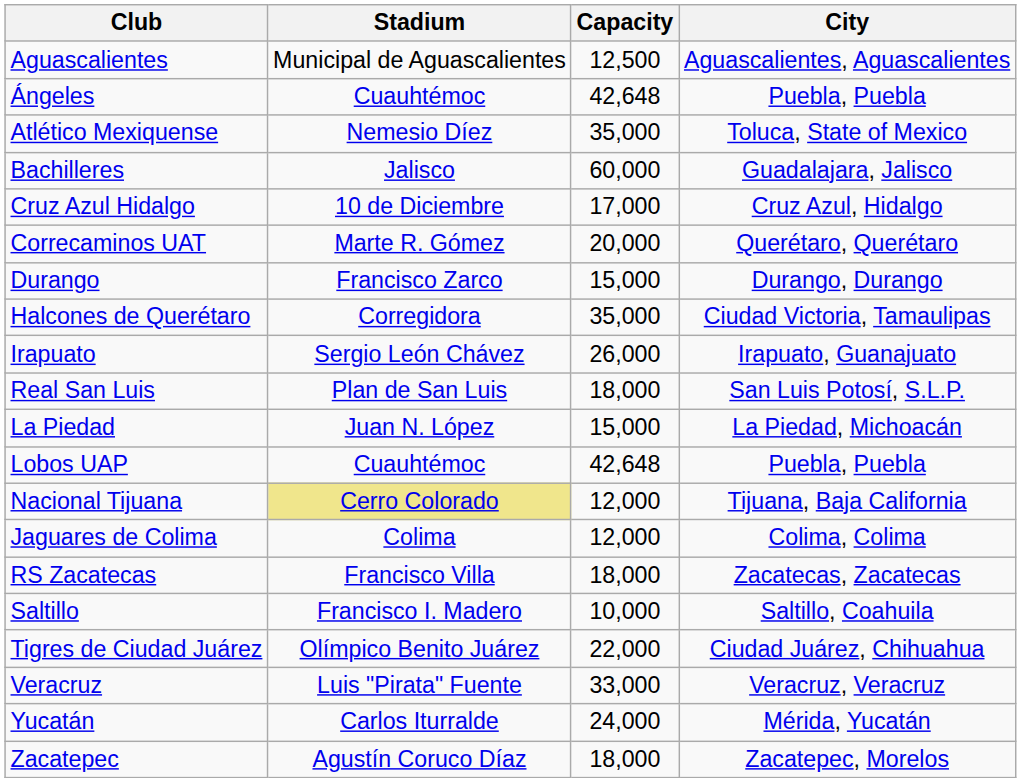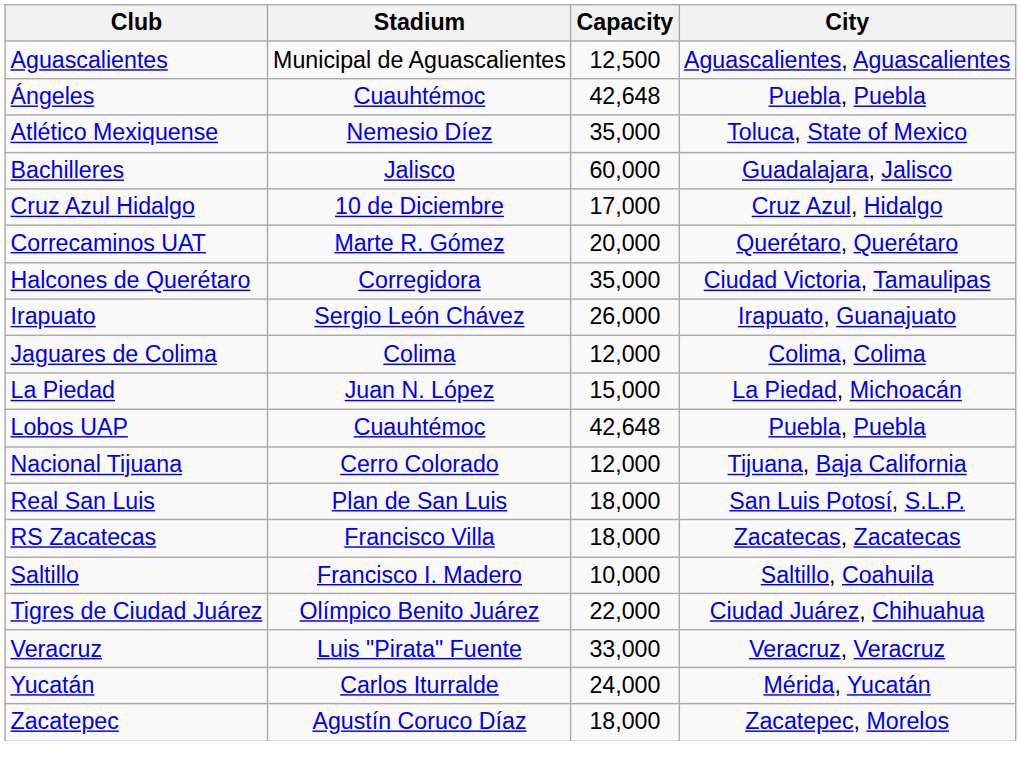- row: (55, 280)
rows swapped: (114, 538) <-> (83, 390)
(419, 501) khaki background -> (419, 464) no background
